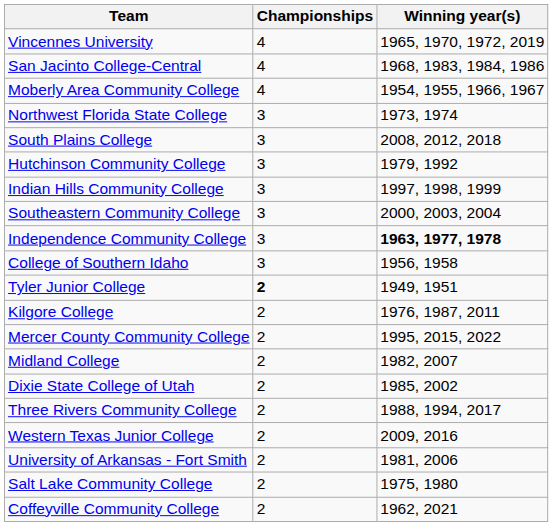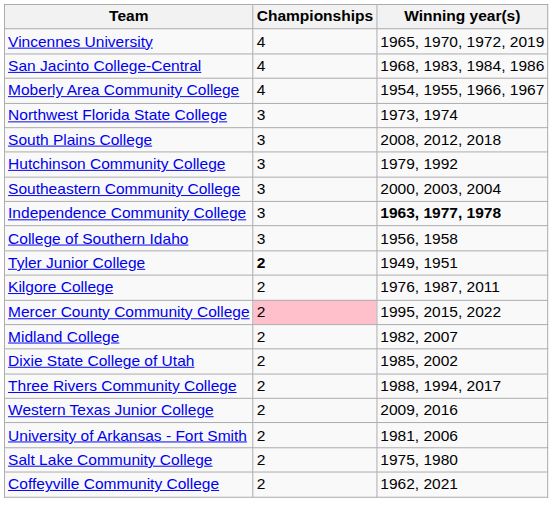- row: (116, 189)
(261, 336) no background -> (261, 312) pink background
